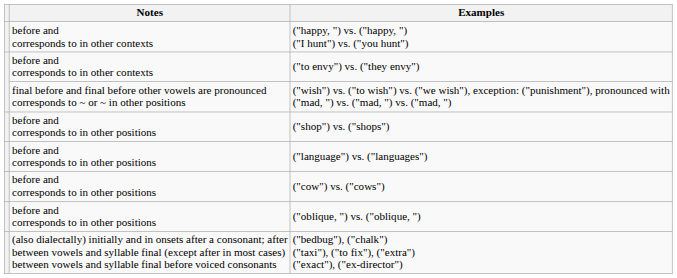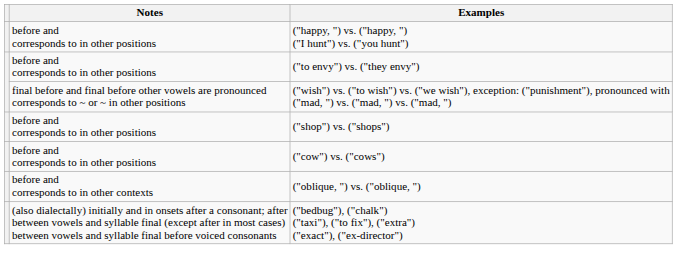(82, 36) before and corresponds to in other contexts -> (84, 36) before and corresponds to in other positions
(82, 66) before and corresponds to in other contexts -> (84, 66) before and corresponds to in other positions
- row: (360, 156)
(84, 216) before and corresponds to in other positions -> (82, 186) before and corresponds to in other contexts
